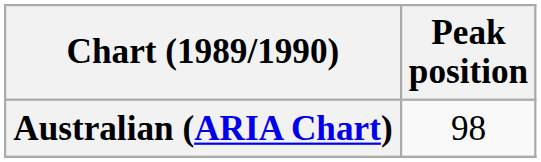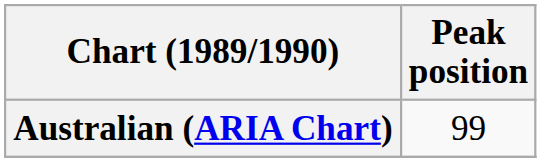(469, 127) 98 -> (469, 127) 99
